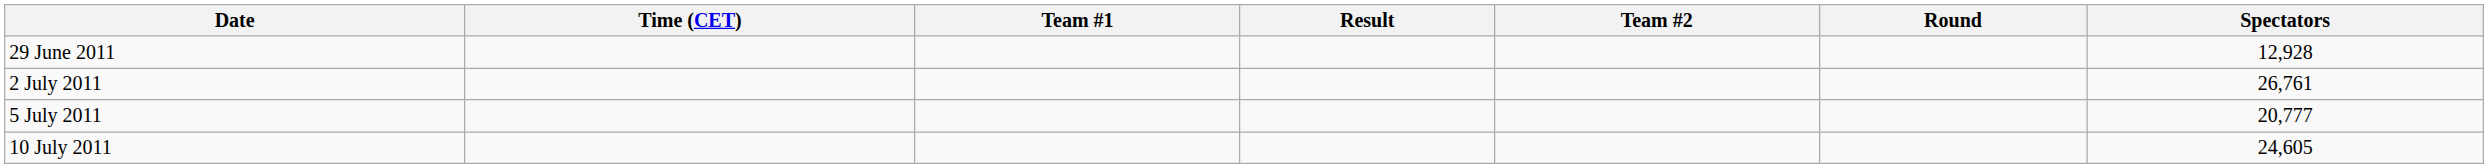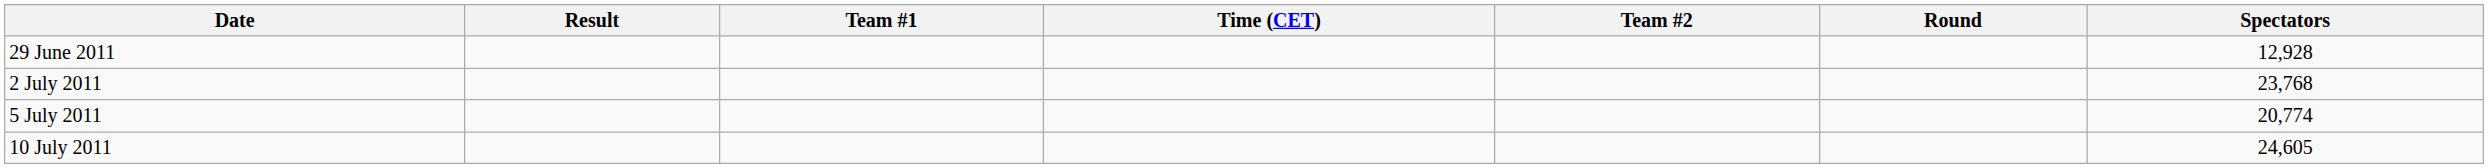columns swapped: (690, 20) <-> (1367, 20)
(2285, 83) 26,761 -> (2285, 83) 23,768
(2285, 115) 20,777 -> (2285, 115) 20,774
